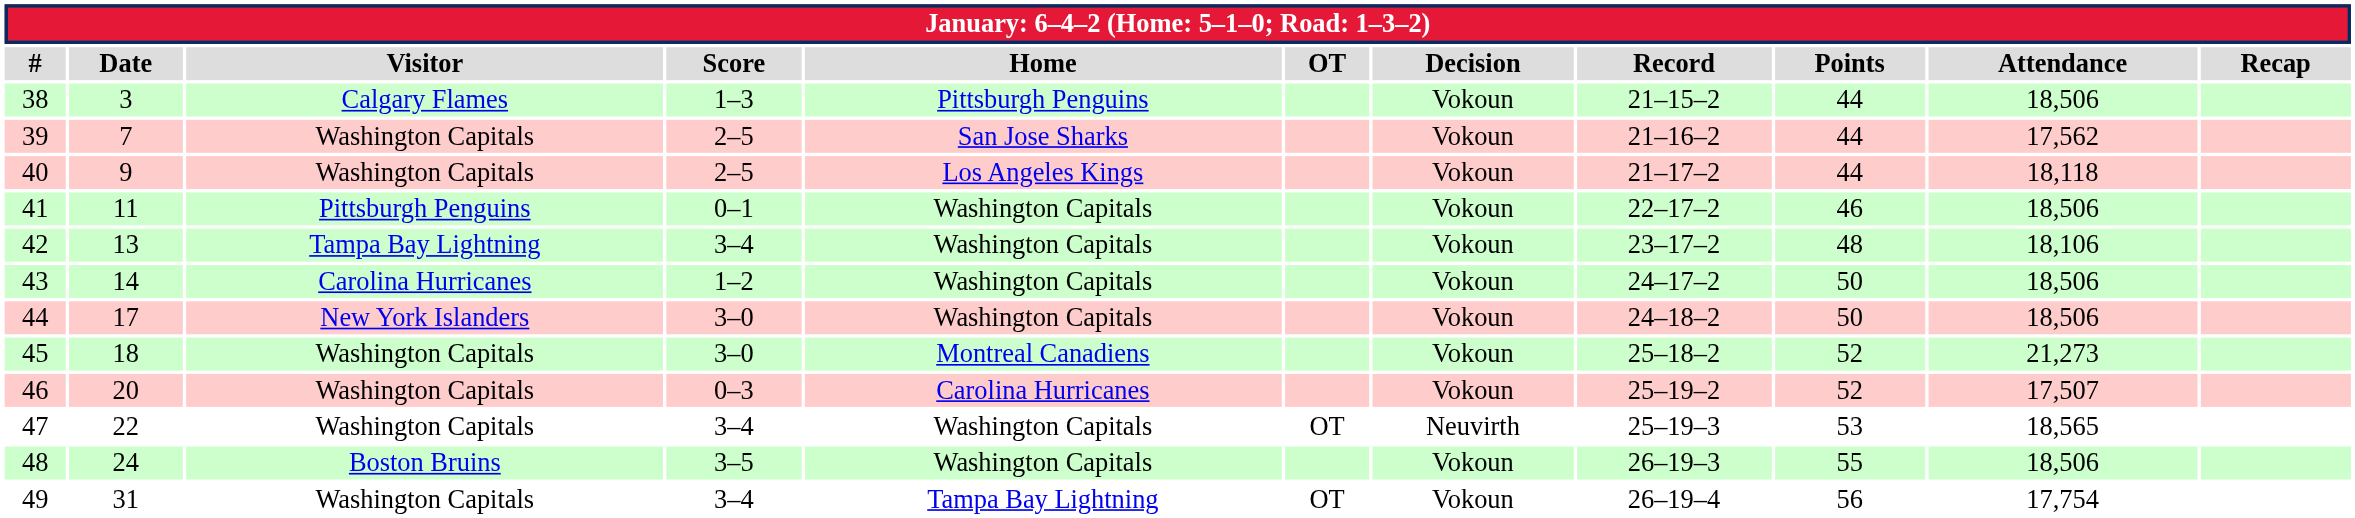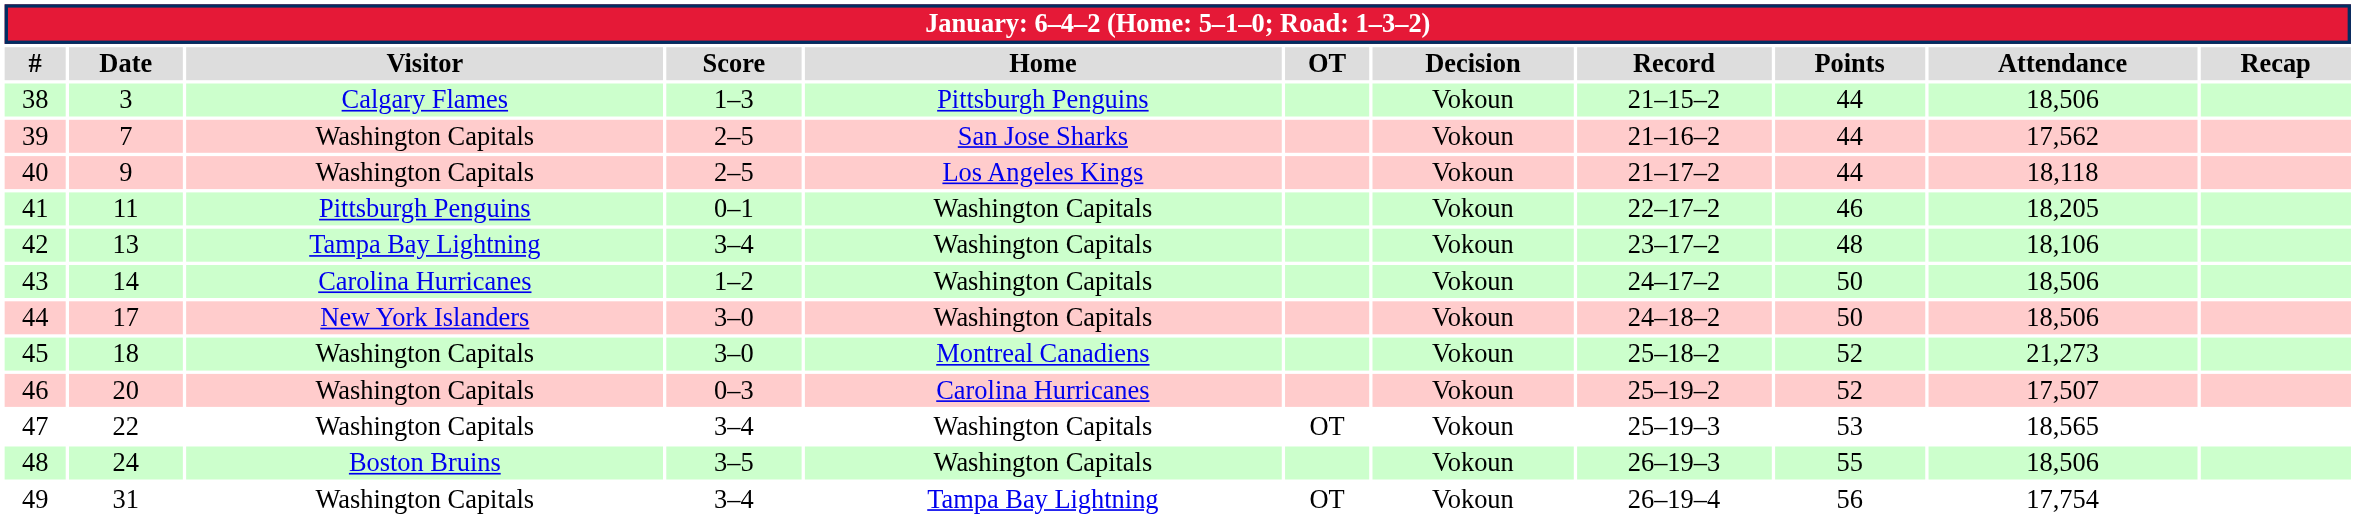(2063, 208) 18,506 -> (2063, 208) 18,205
(1473, 426) Neuvirth -> (1473, 426) Vokoun
